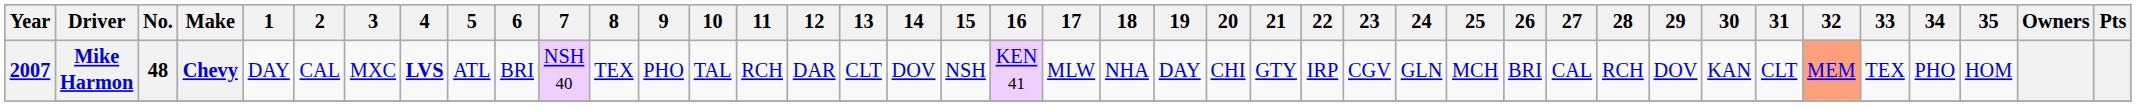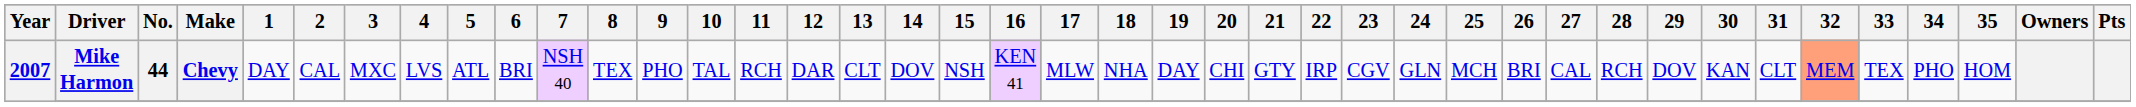(158, 69) 48 -> (158, 69) 44
(425, 69) bold -> (424, 69) normal
